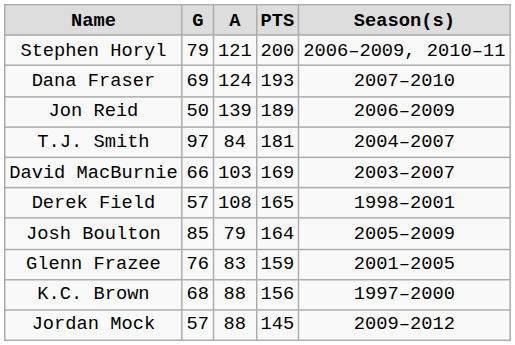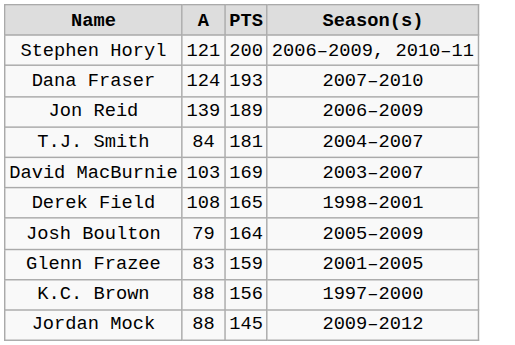- column: (198, 20)
